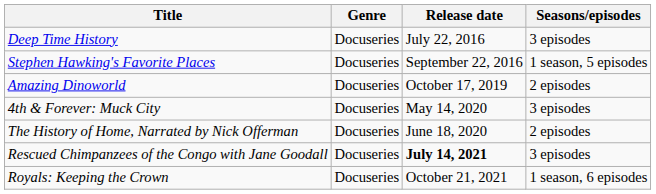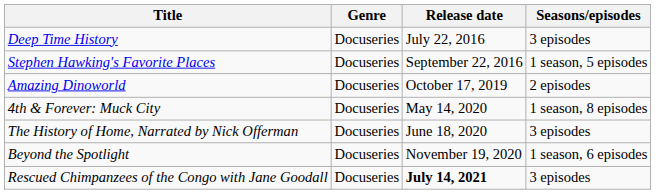(560, 108) 3 episodes -> (588, 108) 1 season, 8 episodes
(560, 131) 2 episodes -> (560, 131) 3 episodes
+ row: (68, 154)
- row: (88, 177)
